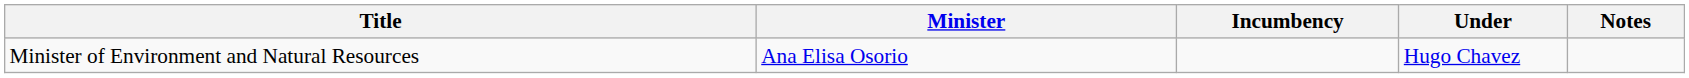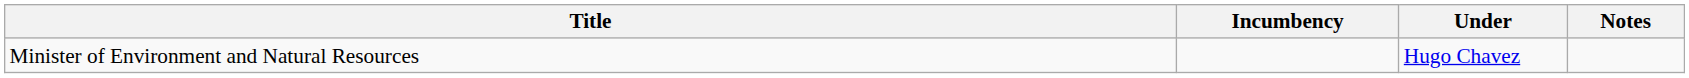- column: (966, 21)
